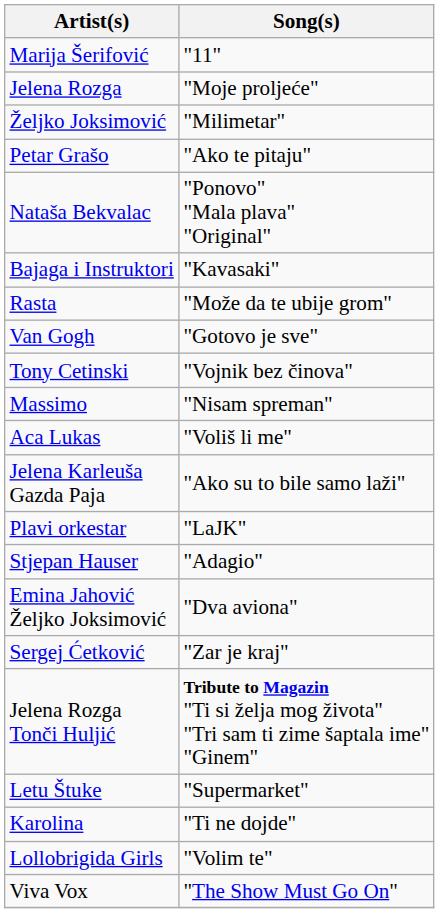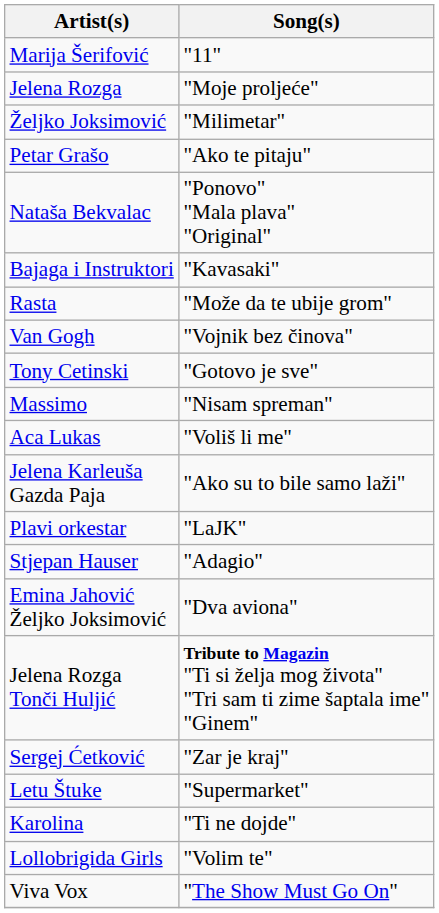(251, 336) "Gotovo je sve" -> (268, 336) "Vojnik bez činova"
(268, 370) "Vojnik bez činova" -> (251, 370) "Gotovo je sve"
rows swapped: (77, 652) <-> (66, 721)
